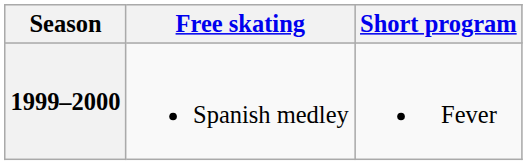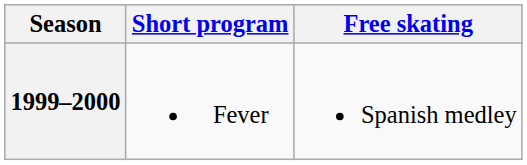columns swapped: (438, 23) <-> (240, 23)
